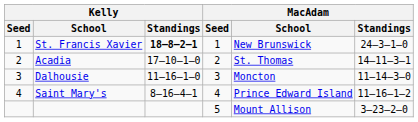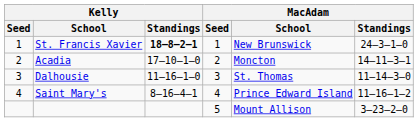(264, 61) St. Thomas -> (255, 61) Moncton
(255, 77) Moncton -> (264, 77) St. Thomas
